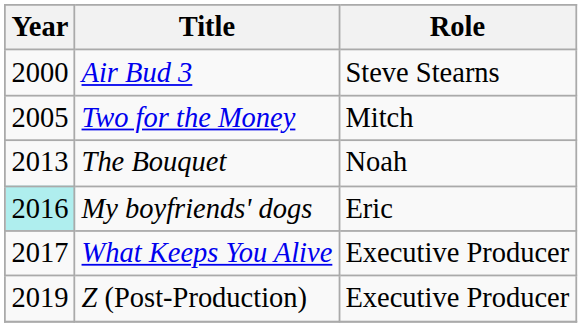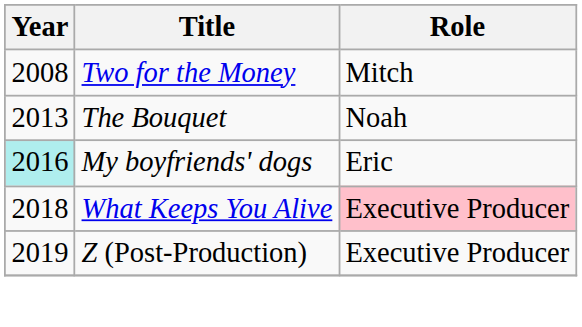- row: (137, 72)
(40, 117) 2005 -> (40, 72) 2008
(40, 252) 2017 -> (40, 207) 2018
(457, 252) no background -> (457, 207) pink background
